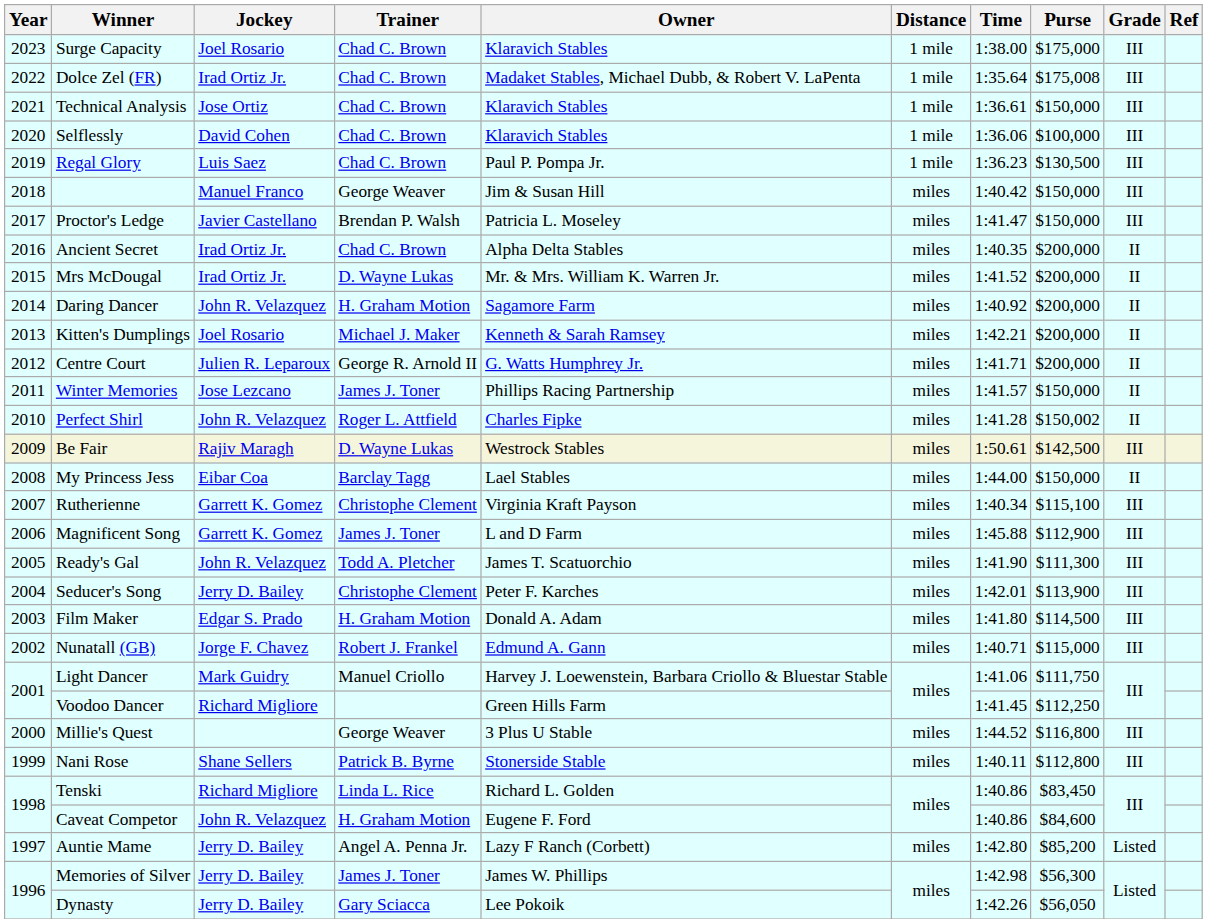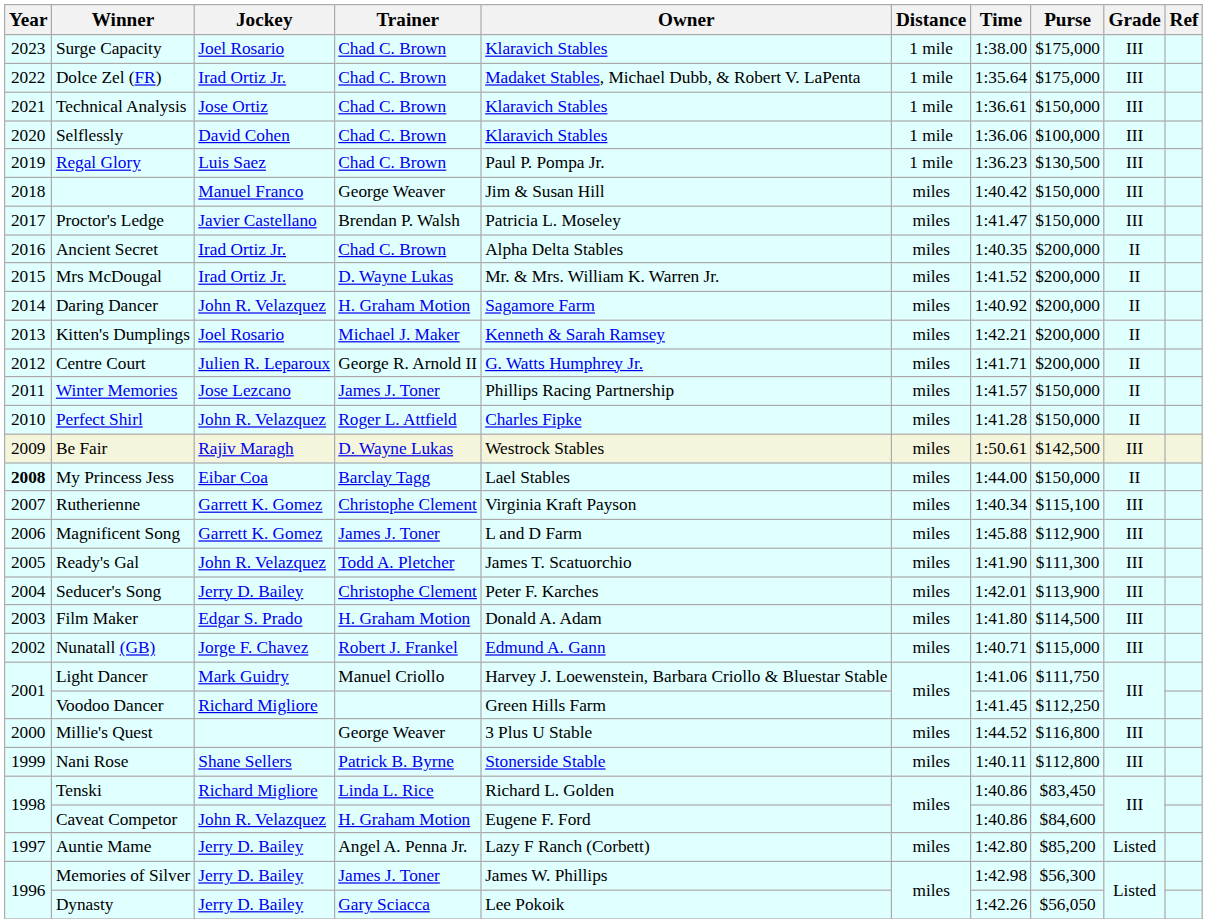(1068, 77) $175,008 -> (1068, 77) $175,000
(1068, 419) $150,002 -> (1068, 419) $150,000
(28, 476) normal -> (28, 476) bold
